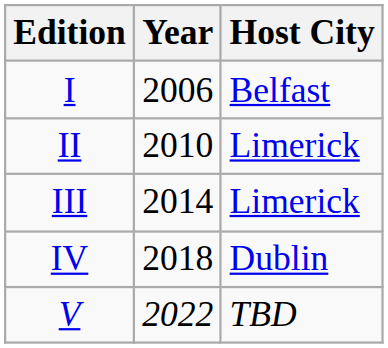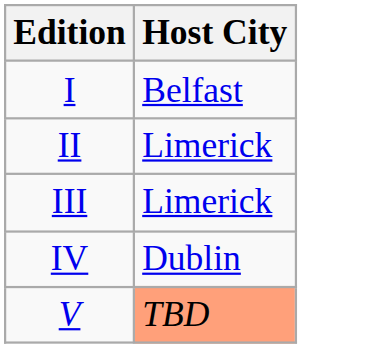- column: (178, 32)
(263, 314) no background -> (176, 314) lightsalmon background
